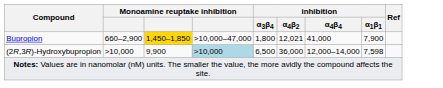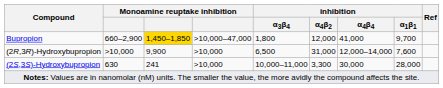(291, 38) 12,021 -> (323, 38) 12,000
(373, 38) 7,900 -> (406, 38) 9,700
(208, 51) lightblue background -> (208, 51) no background
(291, 51) 36,000 -> (323, 51) 31,000
(373, 51) 7,598 -> (406, 51) 7,600
+ row: (53, 64)
